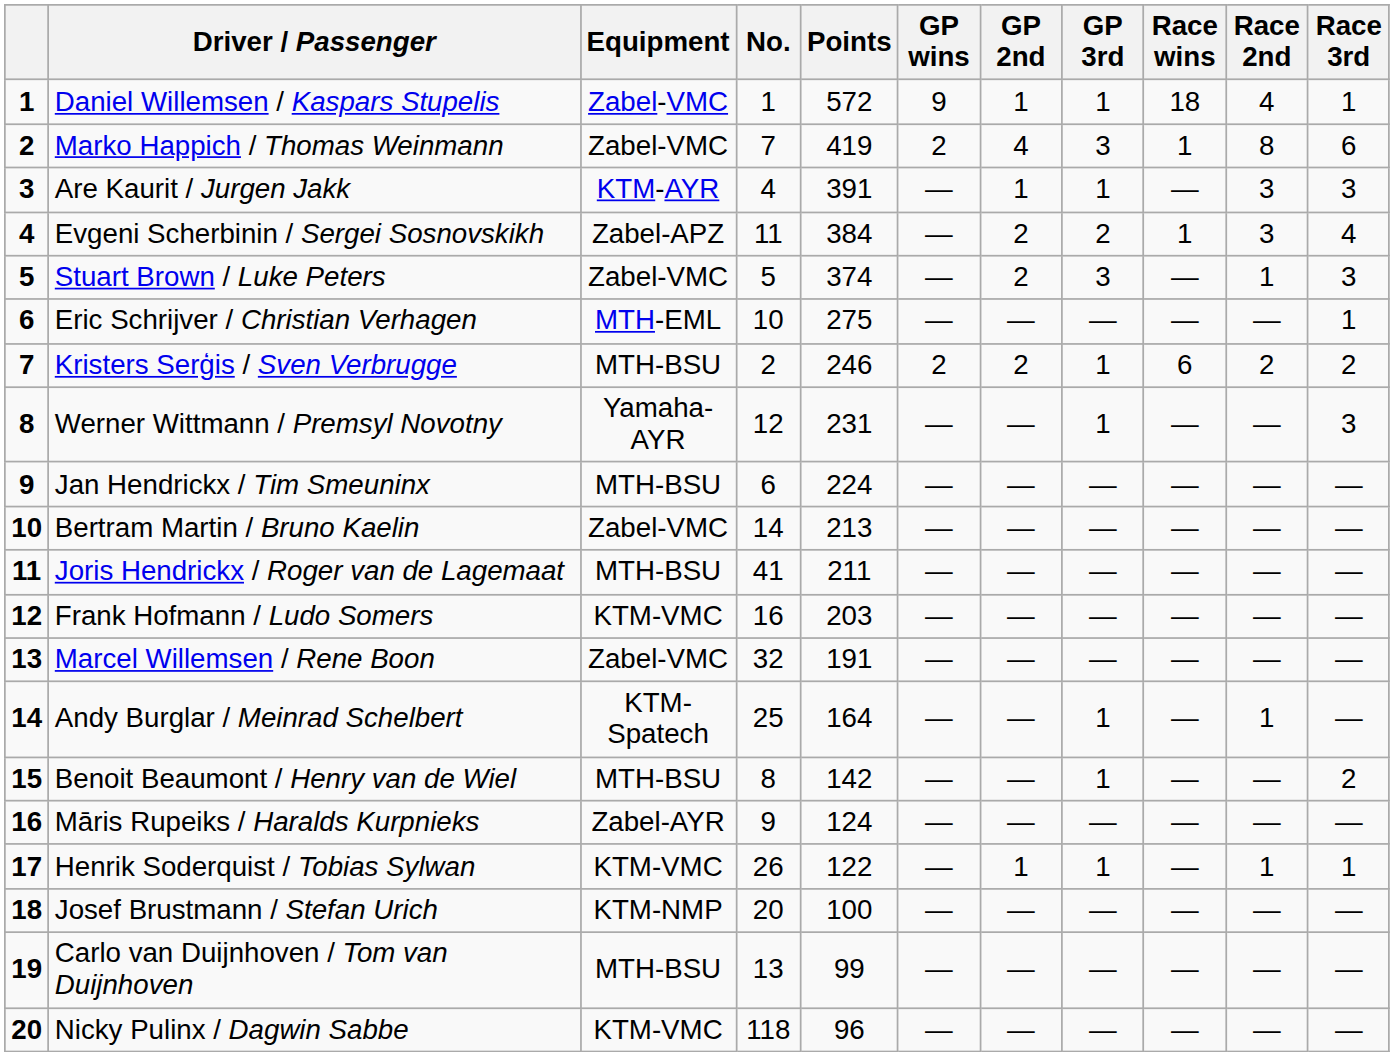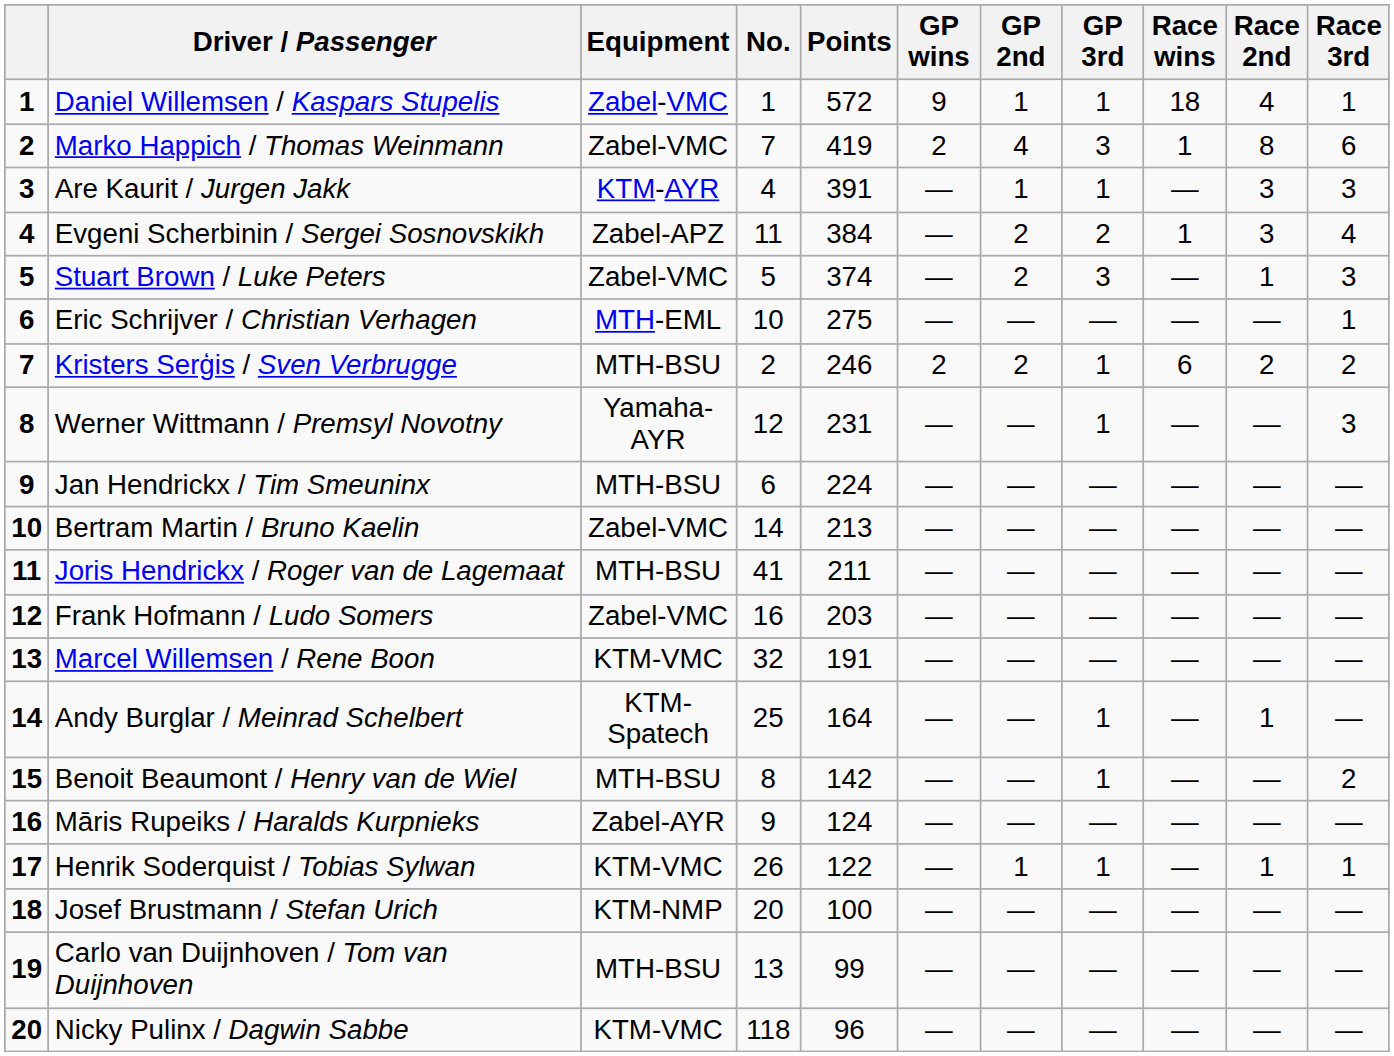(658, 615) KTM-VMC -> (658, 615) Zabel-VMC
(658, 659) Zabel-VMC -> (658, 659) KTM-VMC
